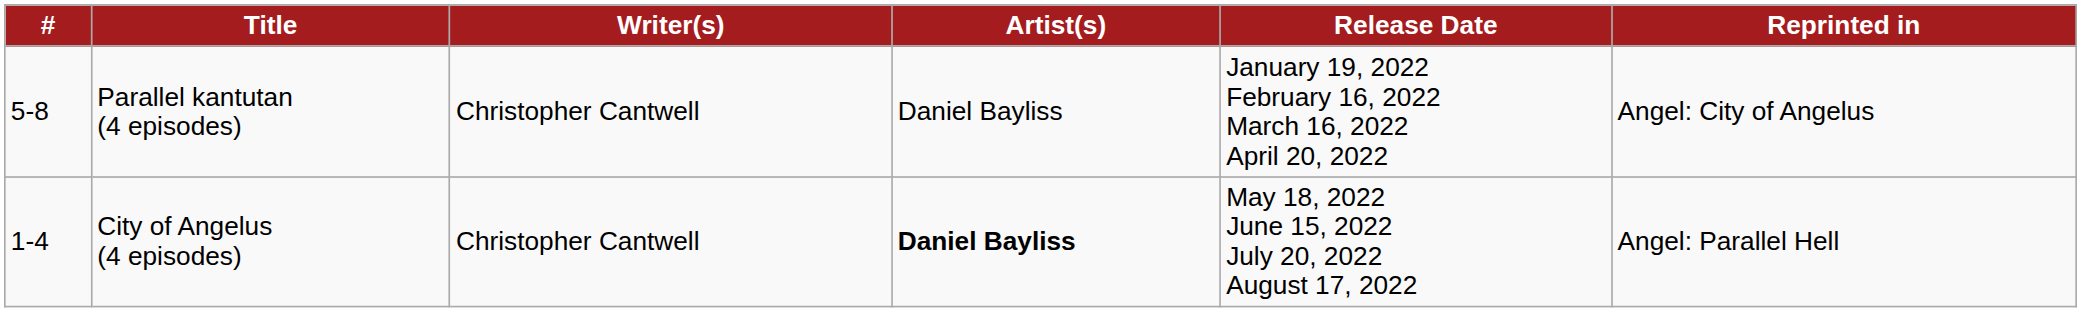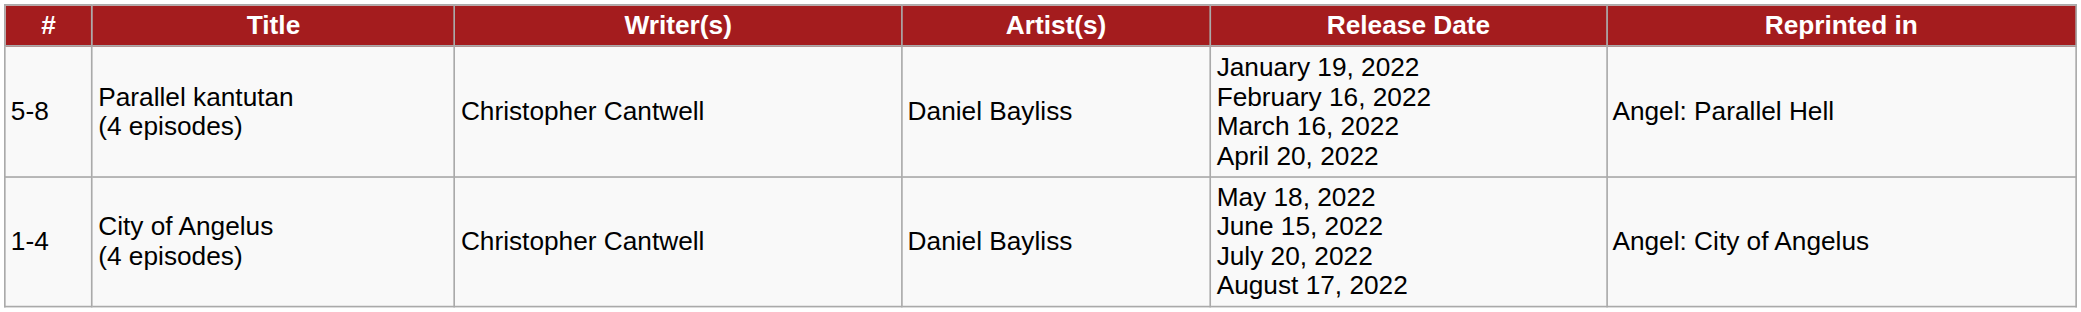(1746, 111) Angel: City of Angelus -> (1723, 111) Angel: Parallel Hell
(987, 241) bold -> (990, 241) normal
(1728, 241) Angel: Parallel Hell -> (1741, 241) Angel: City of Angelus
